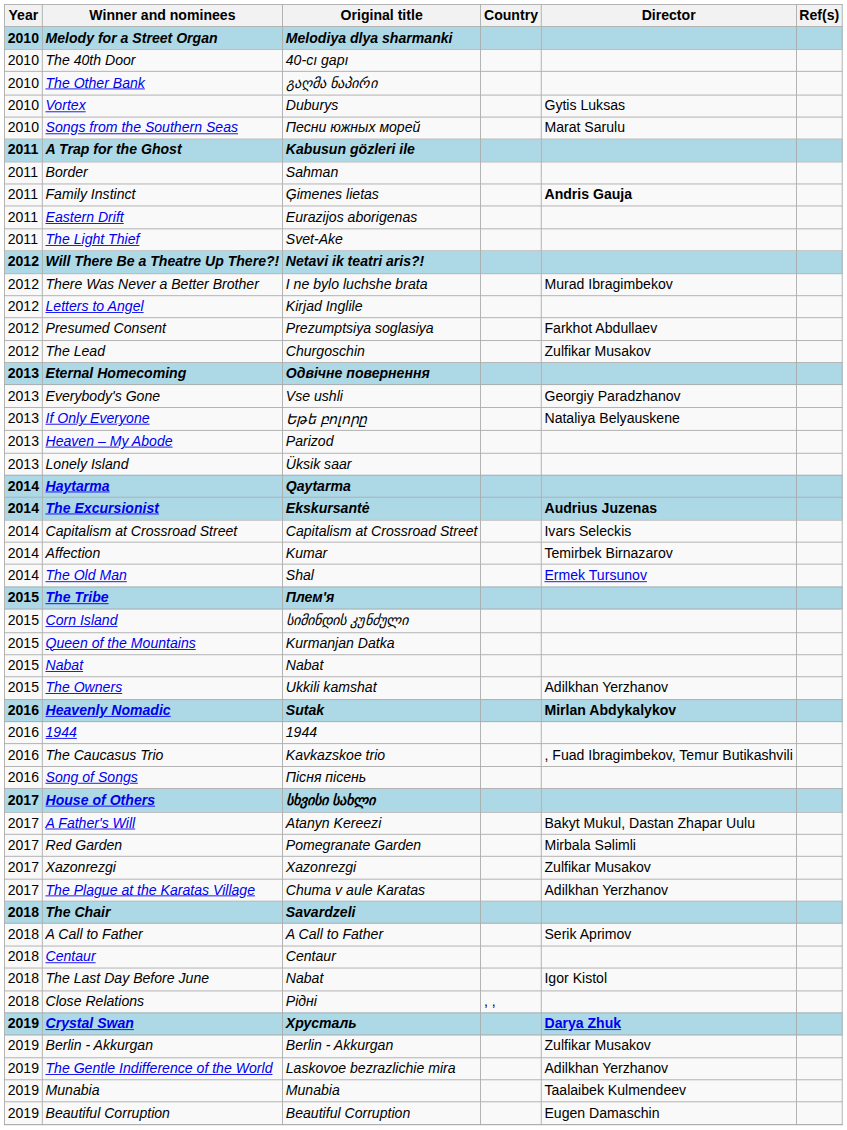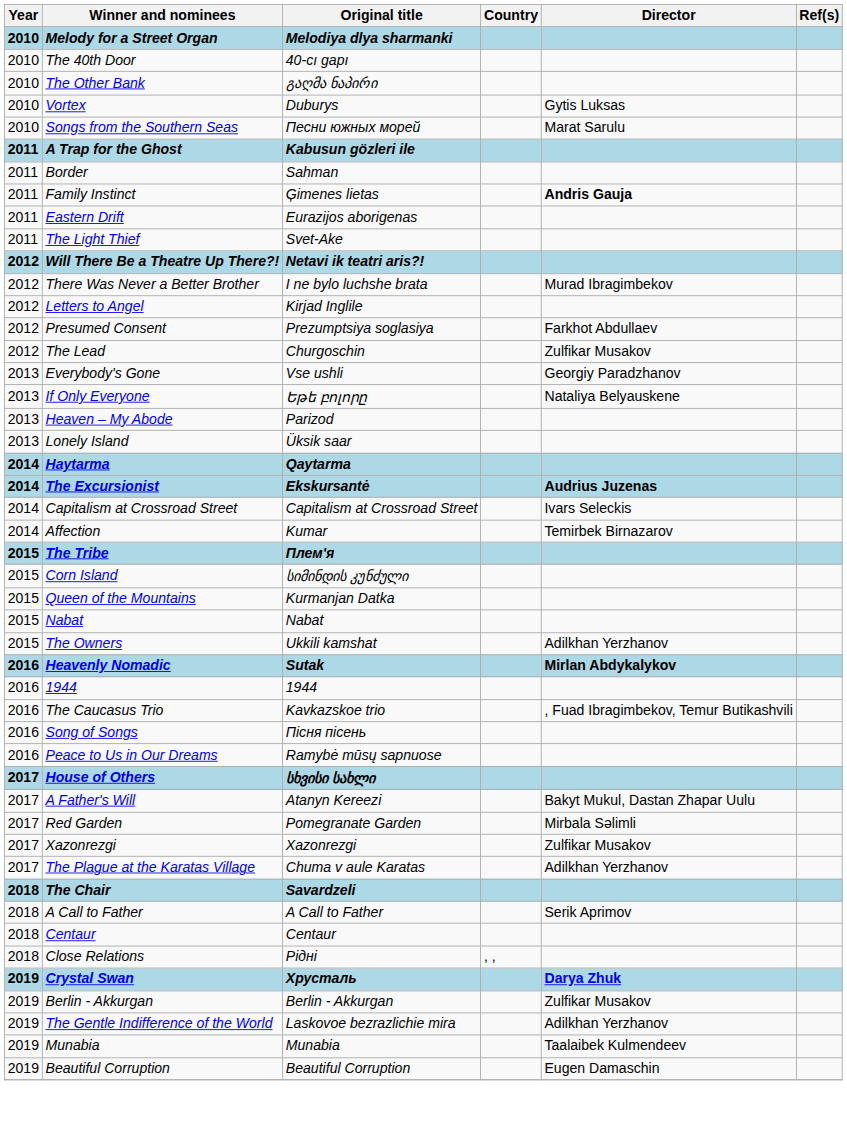- row: (116, 373)
- row: (86, 575)
+ row: (132, 755)
- row: (127, 979)
